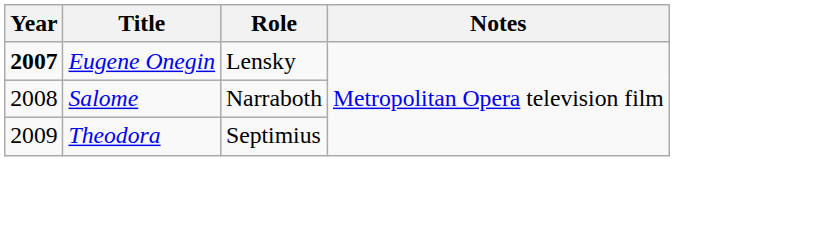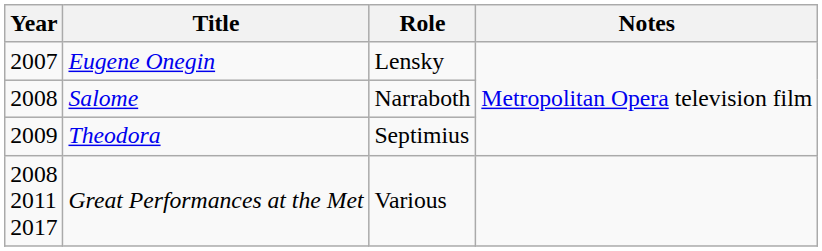(34, 60) bold -> (34, 60) normal
+ row: (216, 200)
